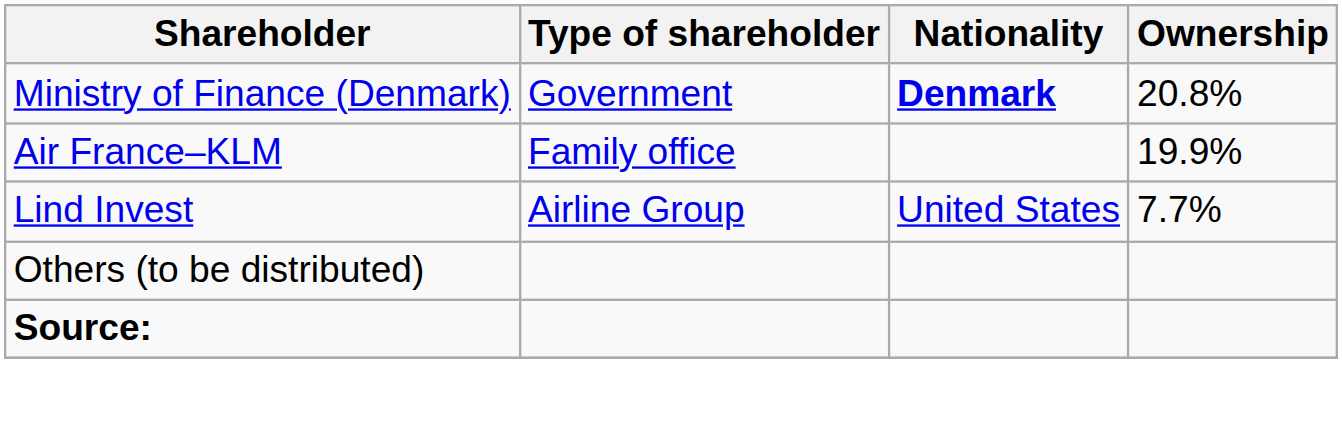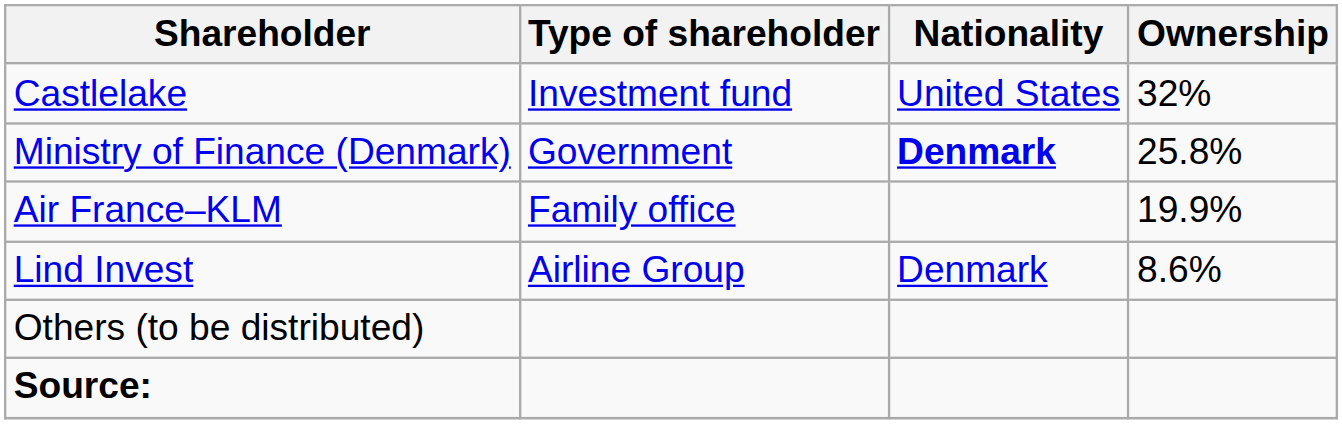+ row: (100, 92)
(1190, 92) 20.8% -> (1190, 151) 25.8%
(1009, 210) United States -> (972, 269) Denmark
(1179, 210) 7.7% -> (1179, 269) 8.6%
